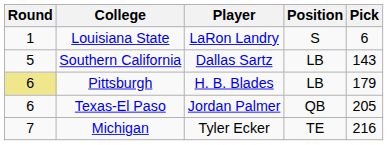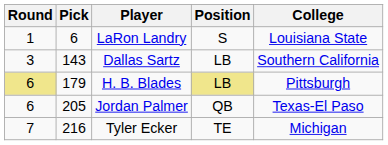columns swapped: (364, 15) <-> (120, 15)
(30, 60) 5 -> (30, 60) 3
(315, 83) no background -> (222, 83) khaki background
